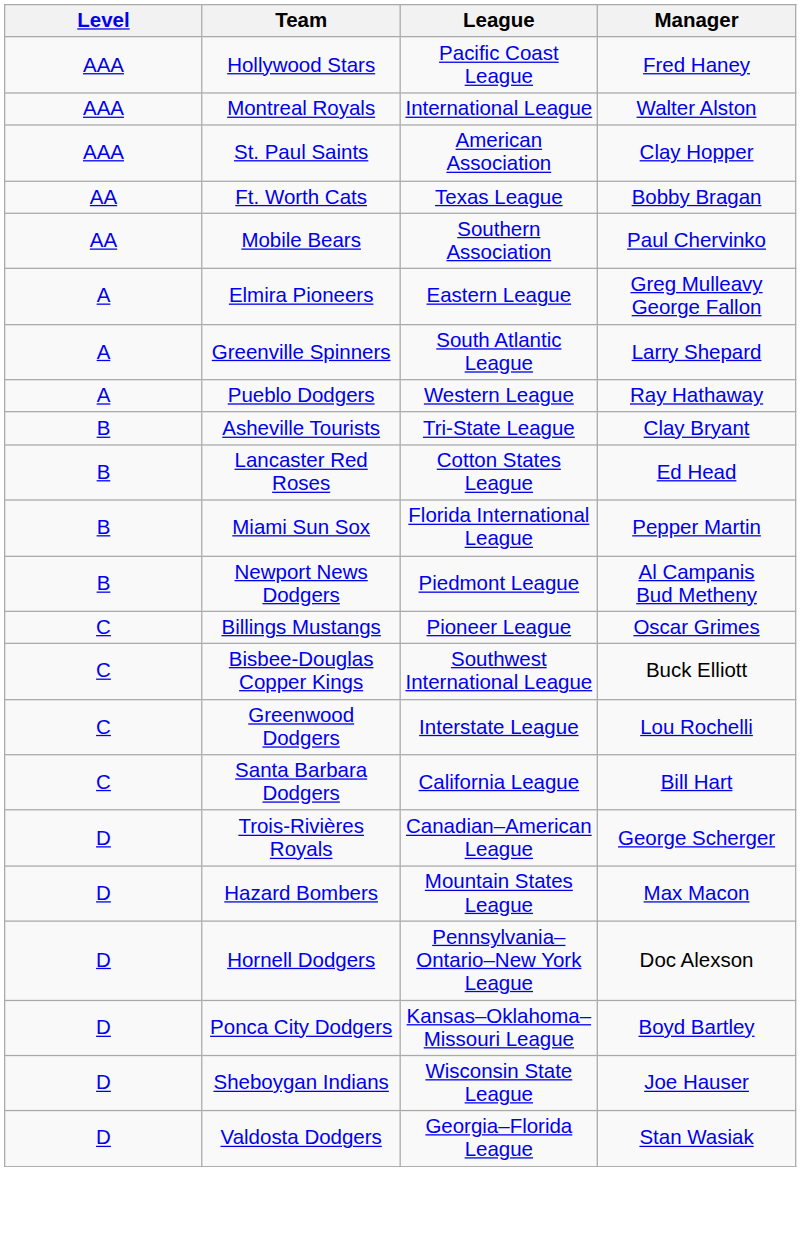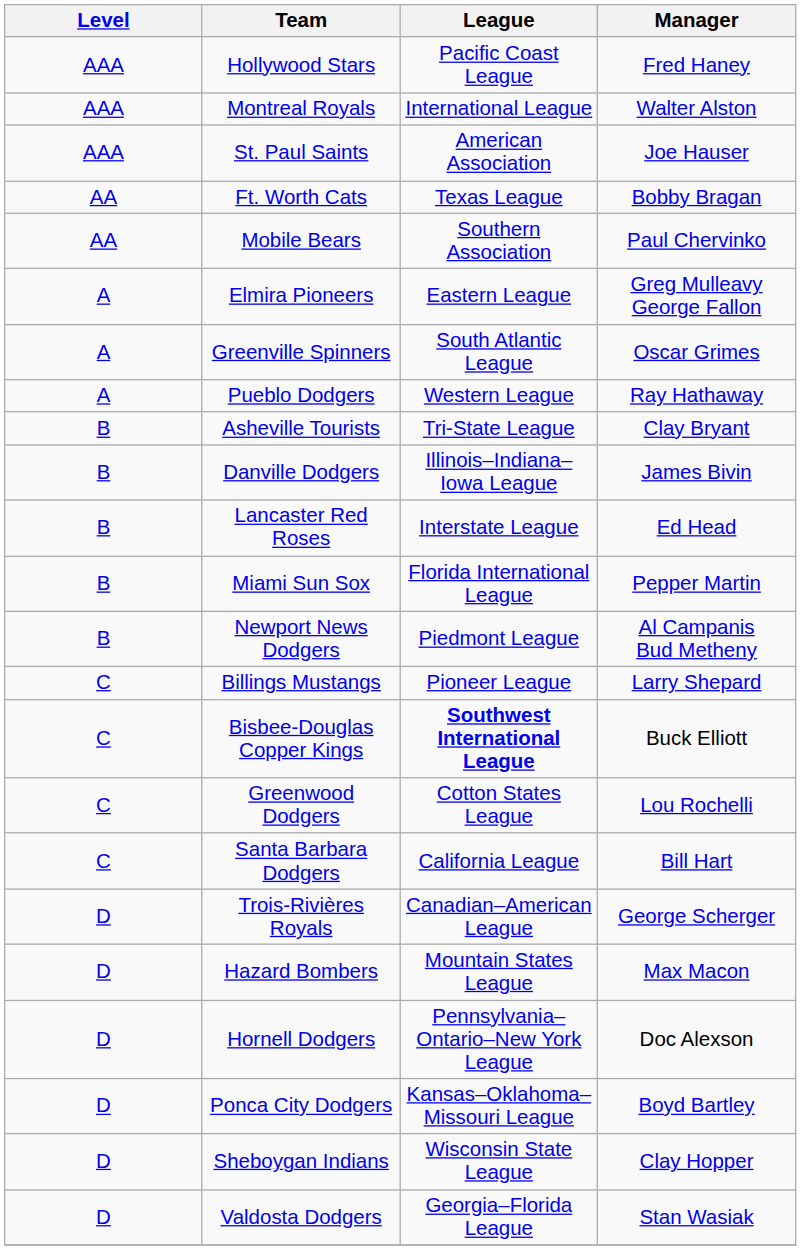(697, 152) Clay Hopper -> (697, 152) Joe Hauser
(697, 351) Larry Shepard -> (697, 351) Oscar Grimes
+ row: (301, 472)
(499, 472) Cotton States League -> (499, 527) Interstate League
(697, 627) Oscar Grimes -> (697, 682) Larry Shepard
(499, 671) normal -> (499, 738) bold
(499, 726) Interstate League -> (499, 805) Cotton States League
(697, 1082) Joe Hauser -> (697, 1161) Clay Hopper
